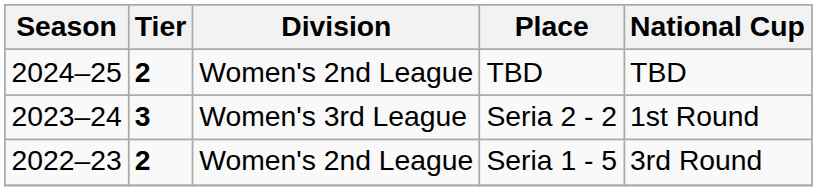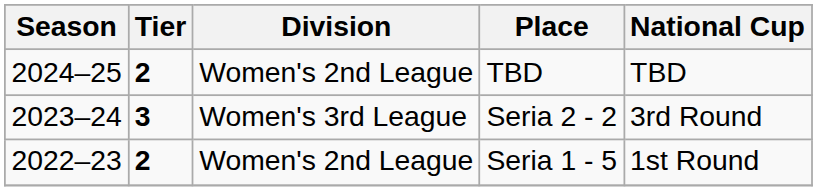(695, 116) 1st Round -> (696, 116) 3rd Round
(696, 161) 3rd Round -> (695, 161) 1st Round
